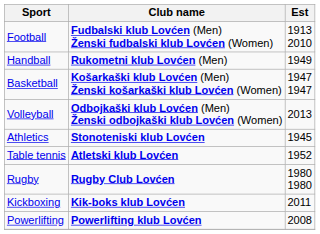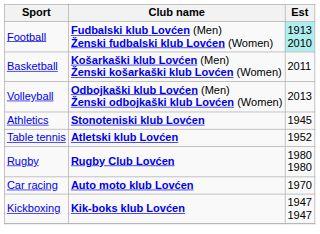(300, 36) no background -> (300, 36) paleturquoise background
- row: (29, 60)
(300, 84) 1947 1947 -> (299, 66) 2011
+ row: (32, 185)
(299, 203) 2011 -> (300, 209) 1947 1947
- row: (35, 220)
